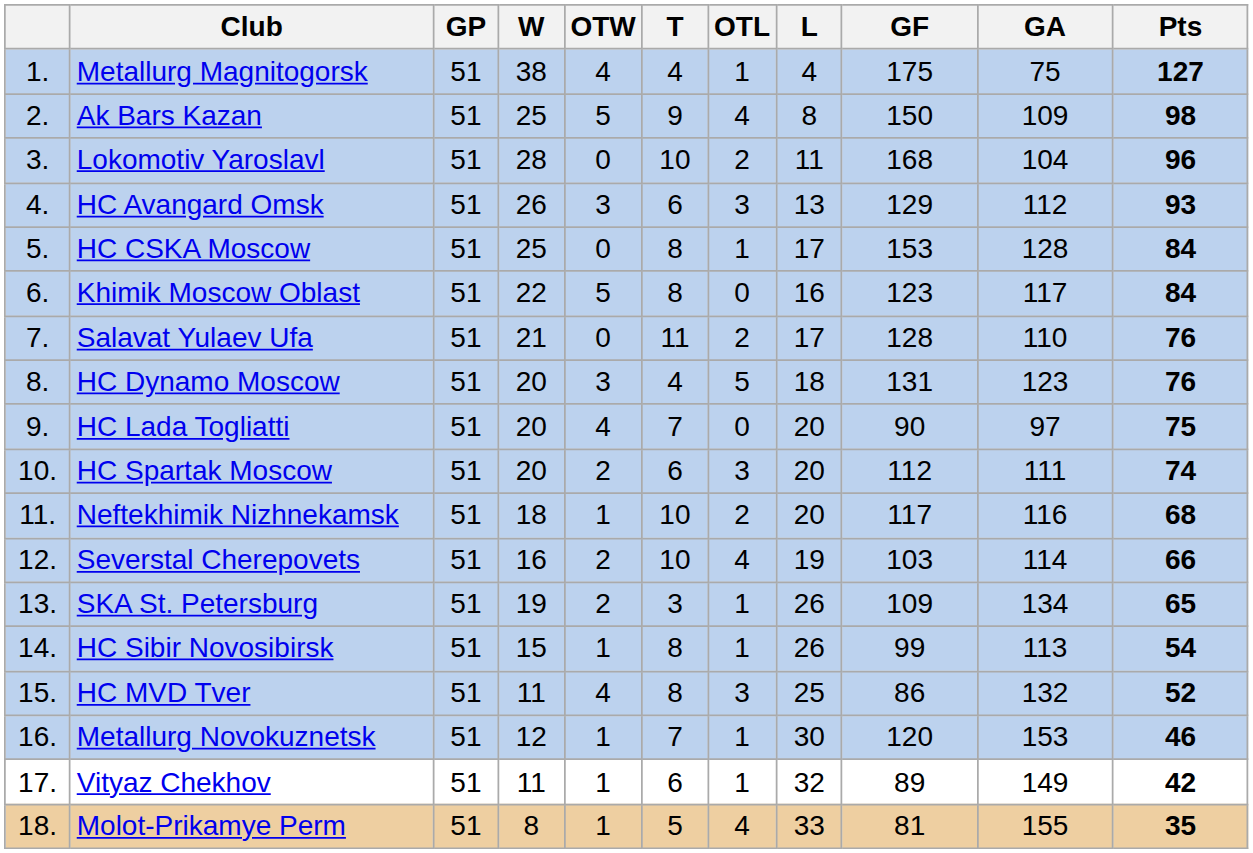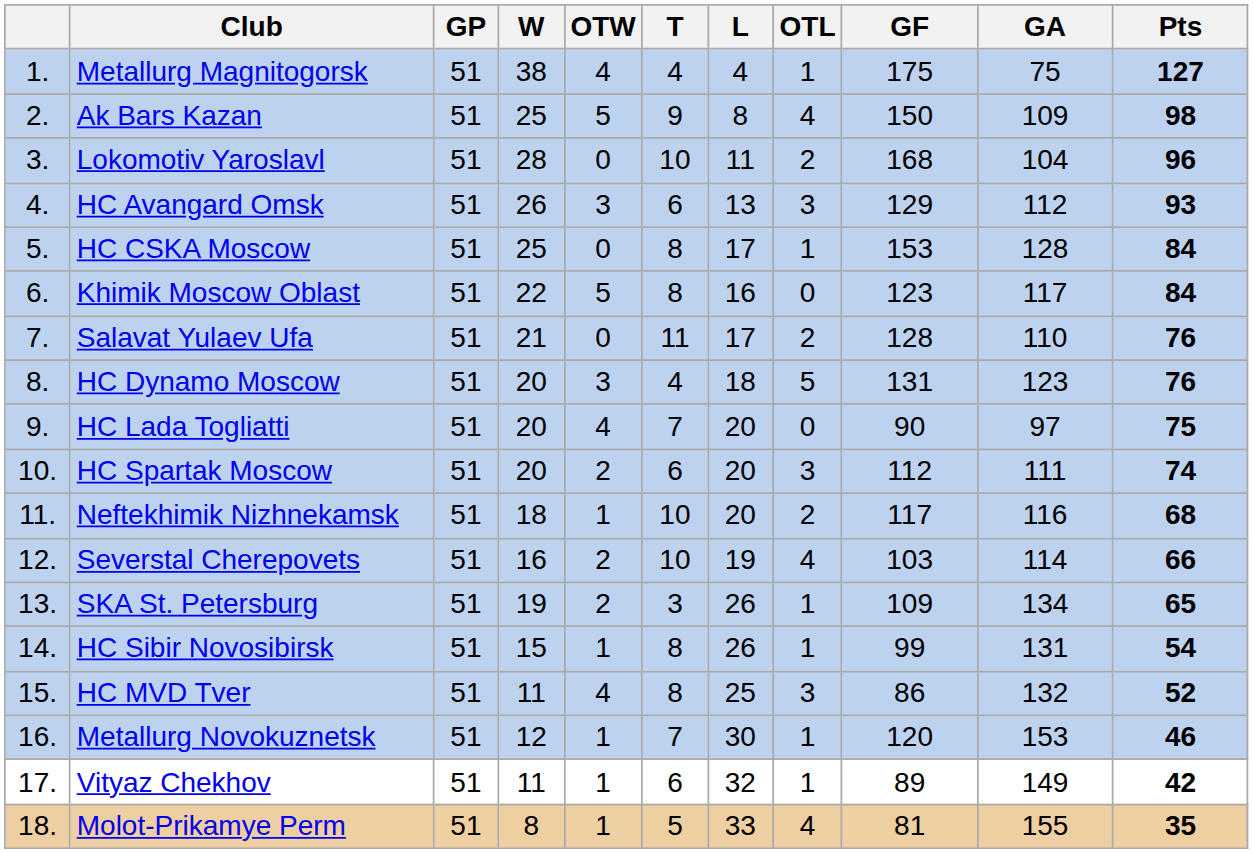columns swapped: (742, 26) <-> (809, 26)
(1045, 648) 113 -> (1045, 648) 131
